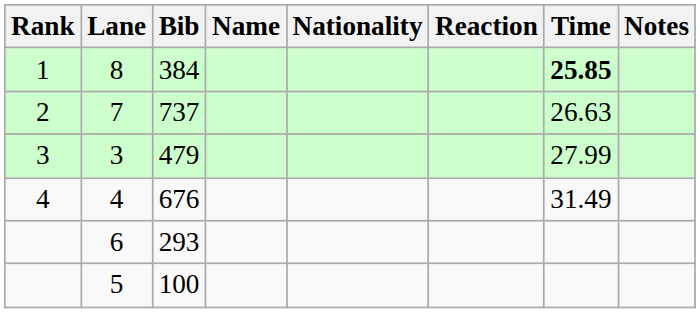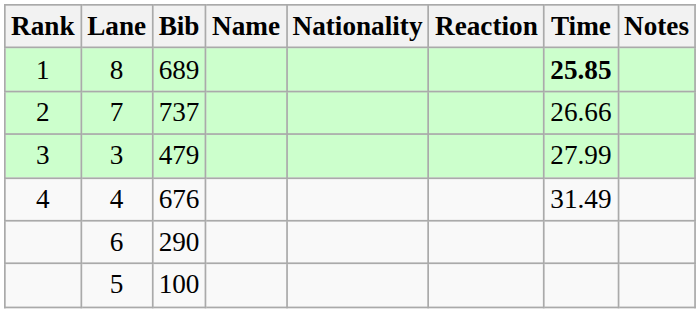(179, 69) 384 -> (179, 69) 689
(581, 112) 26.63 -> (581, 112) 26.66
(179, 241) 293 -> (179, 241) 290
